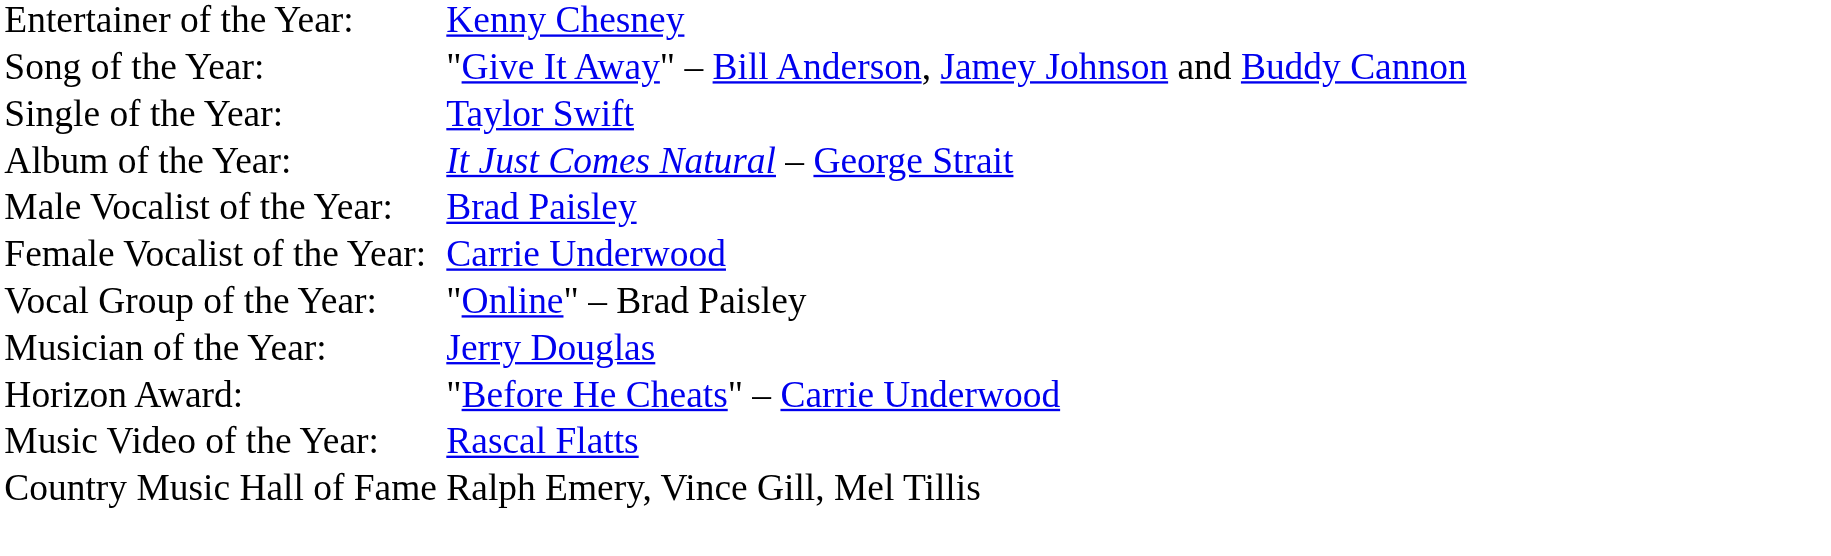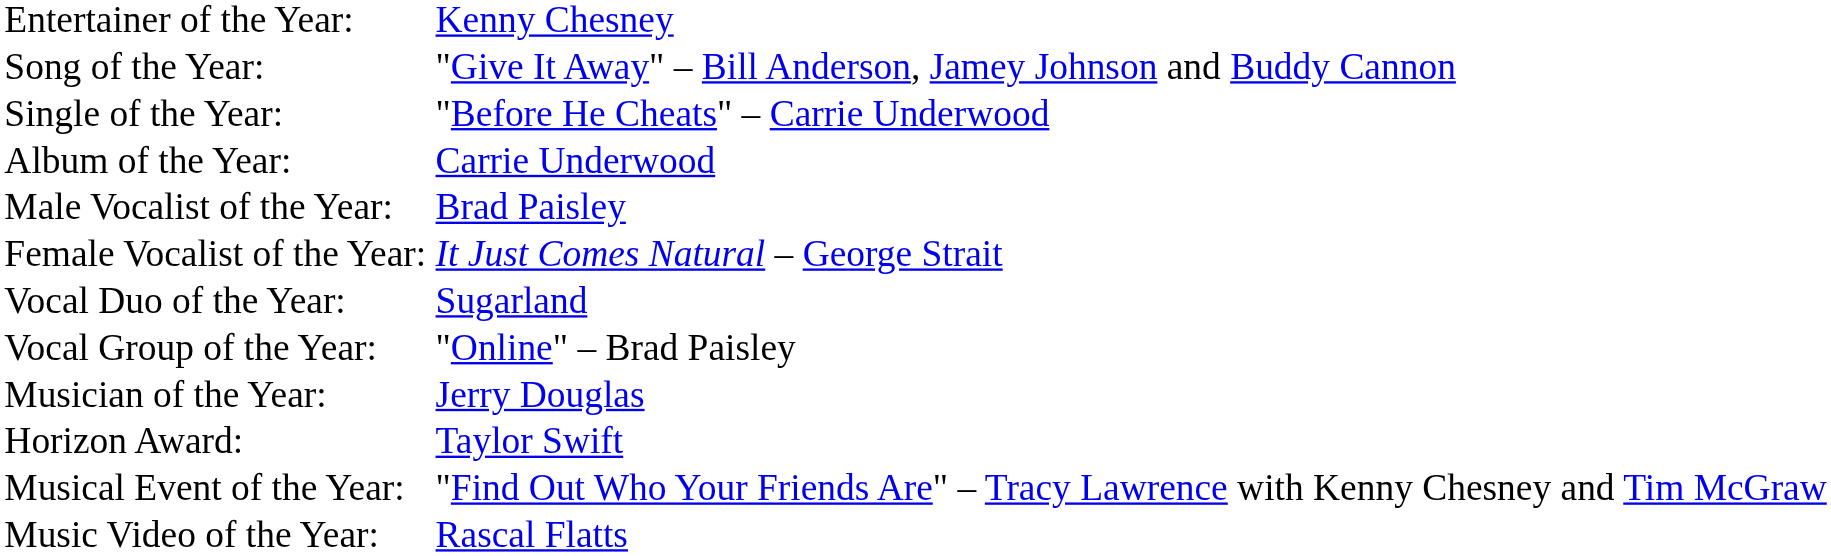(540, 113) Taylor Swift -> (742, 113) "Before He Cheats" – Carrie Underwood
(730, 160) It Just Comes Natural – George Strait -> (575, 160) Carrie Underwood
(586, 253) Carrie Underwood -> (719, 253) It Just Comes Natural – George Strait
+ row: (175, 300)
(753, 394) "Before He Cheats" – Carrie Underwood -> (529, 440) Taylor Swift
+ row: (205, 487)
- row: (221, 487)
